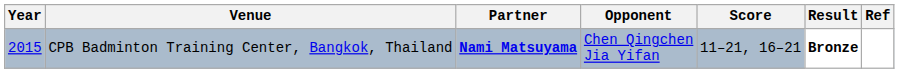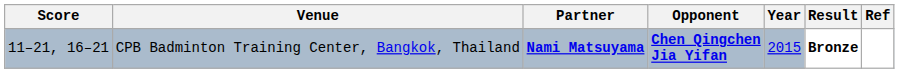columns swapped: (25, 16) <-> (751, 16)
(639, 48) normal -> (706, 48) bold
